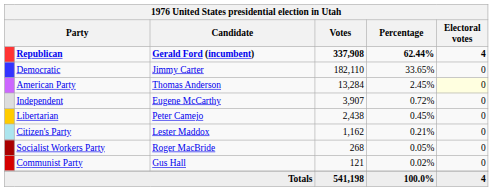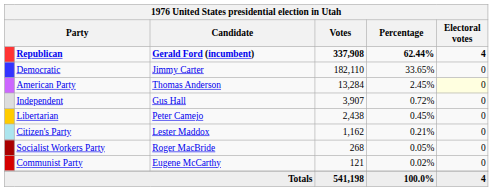(187, 101) Eugene McCarthy -> (169, 101) Gus Hall
(169, 163) Gus Hall -> (187, 163) Eugene McCarthy
